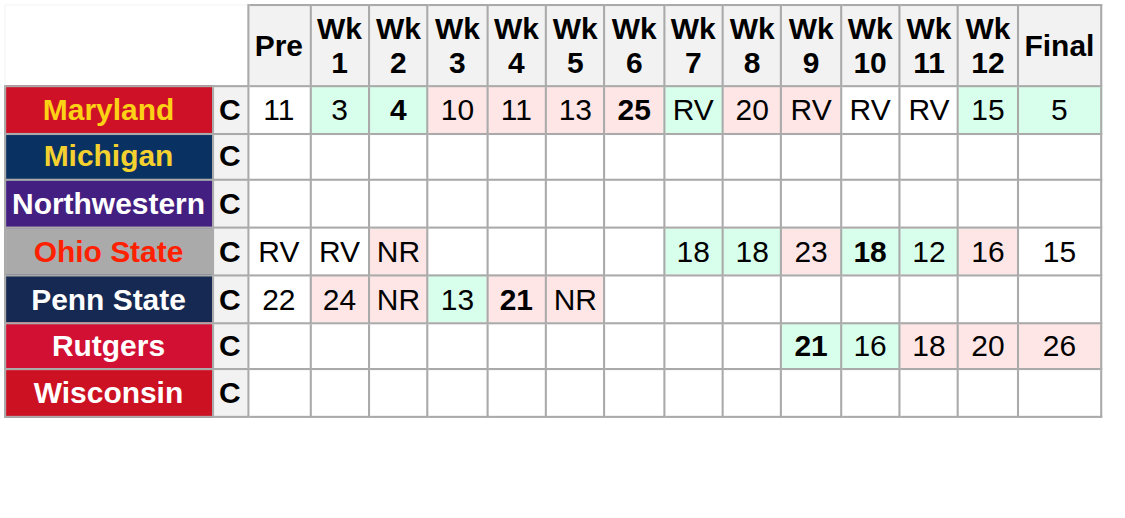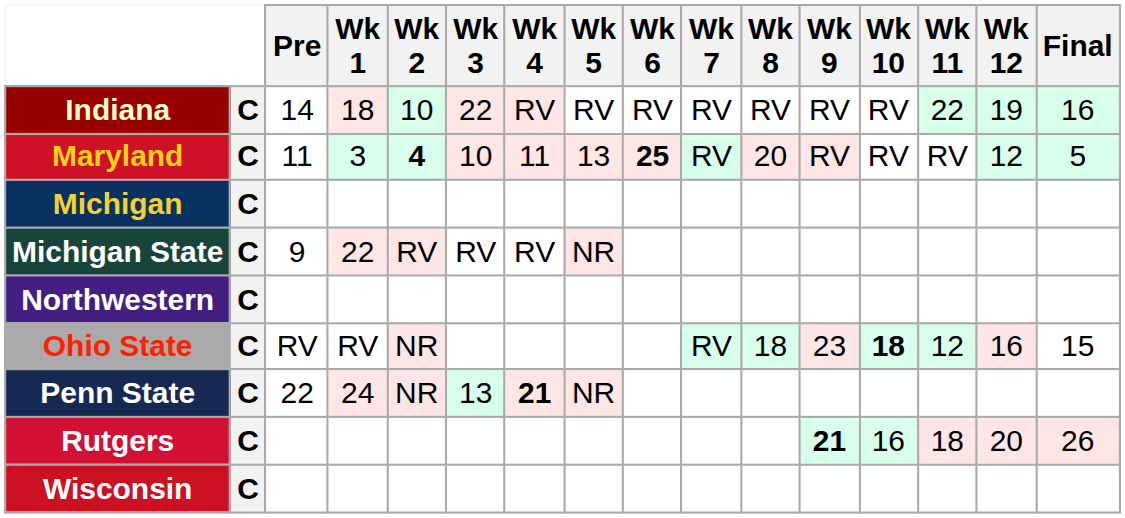+ row: (118, 110)
(988, 110) 15 -> (1006, 157) 12
+ row: (118, 252)
(693, 252) 18 -> (712, 346) RV
